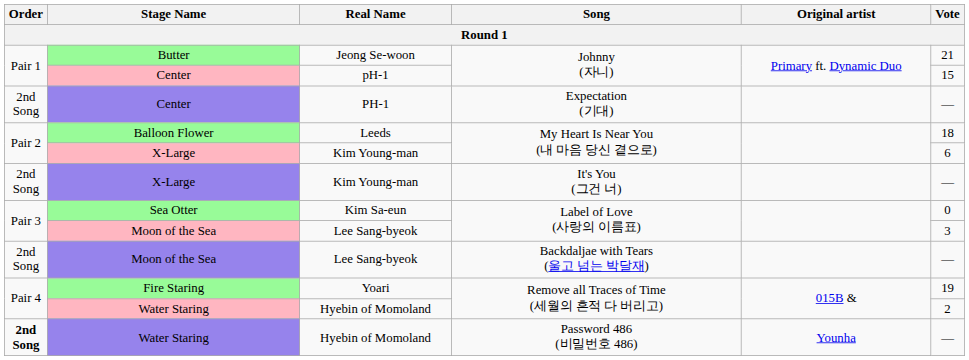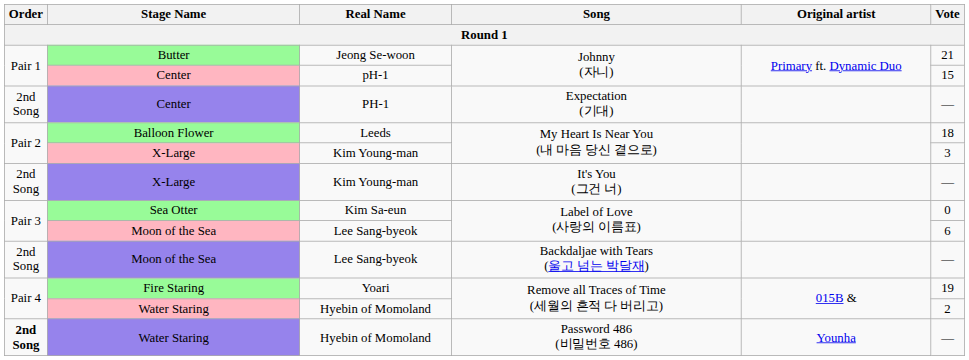(948, 153) 6 -> (948, 153) 3
(948, 230) 3 -> (948, 230) 6
